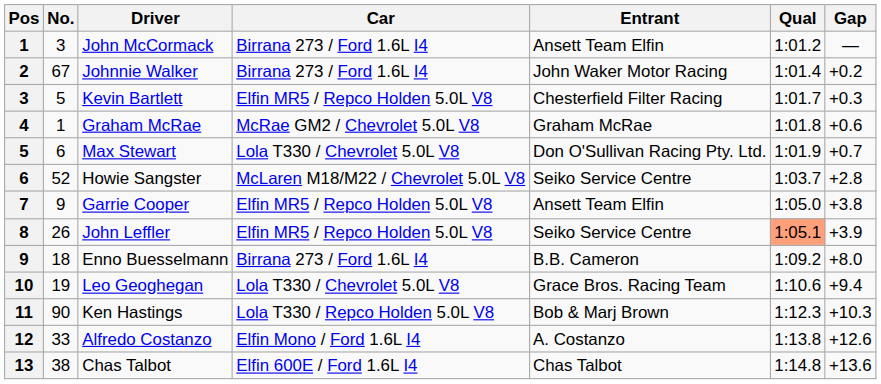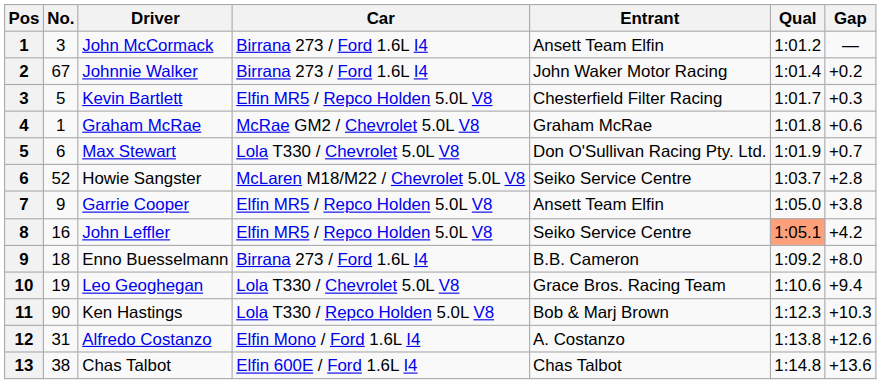(61, 232) 26 -> (61, 232) 16
(846, 232) +3.9 -> (846, 232) +4.2
(61, 339) 33 -> (61, 339) 31
